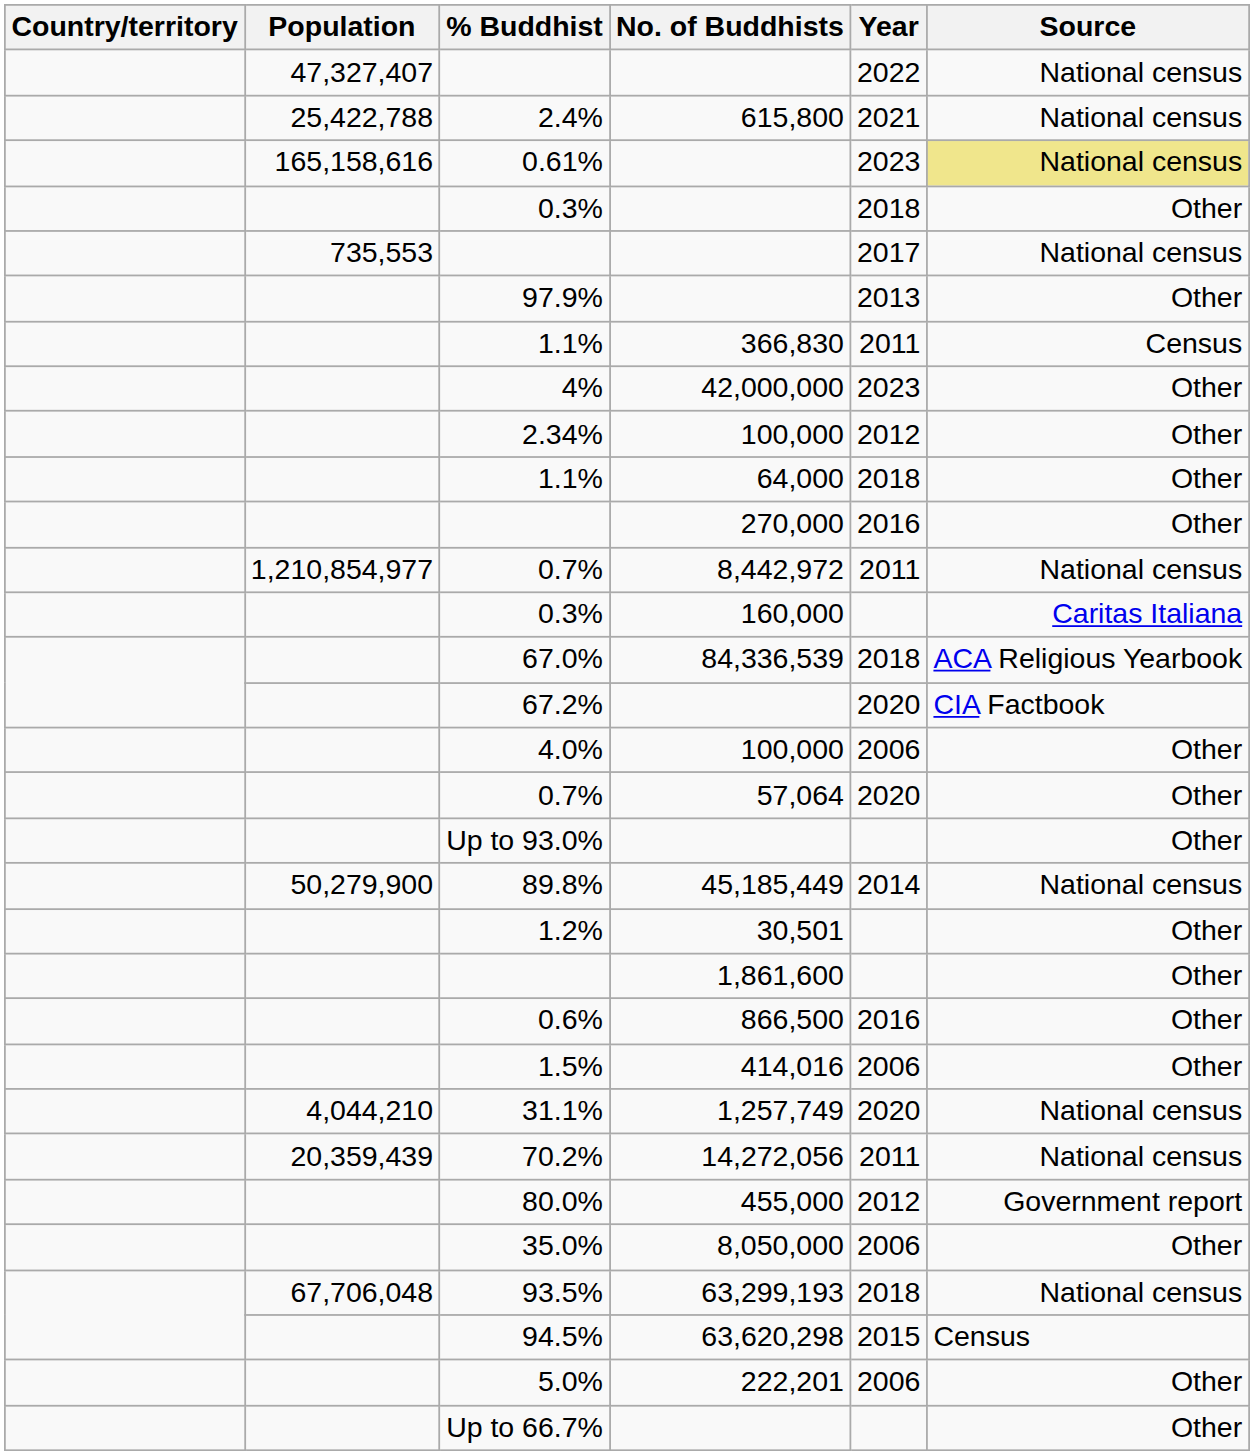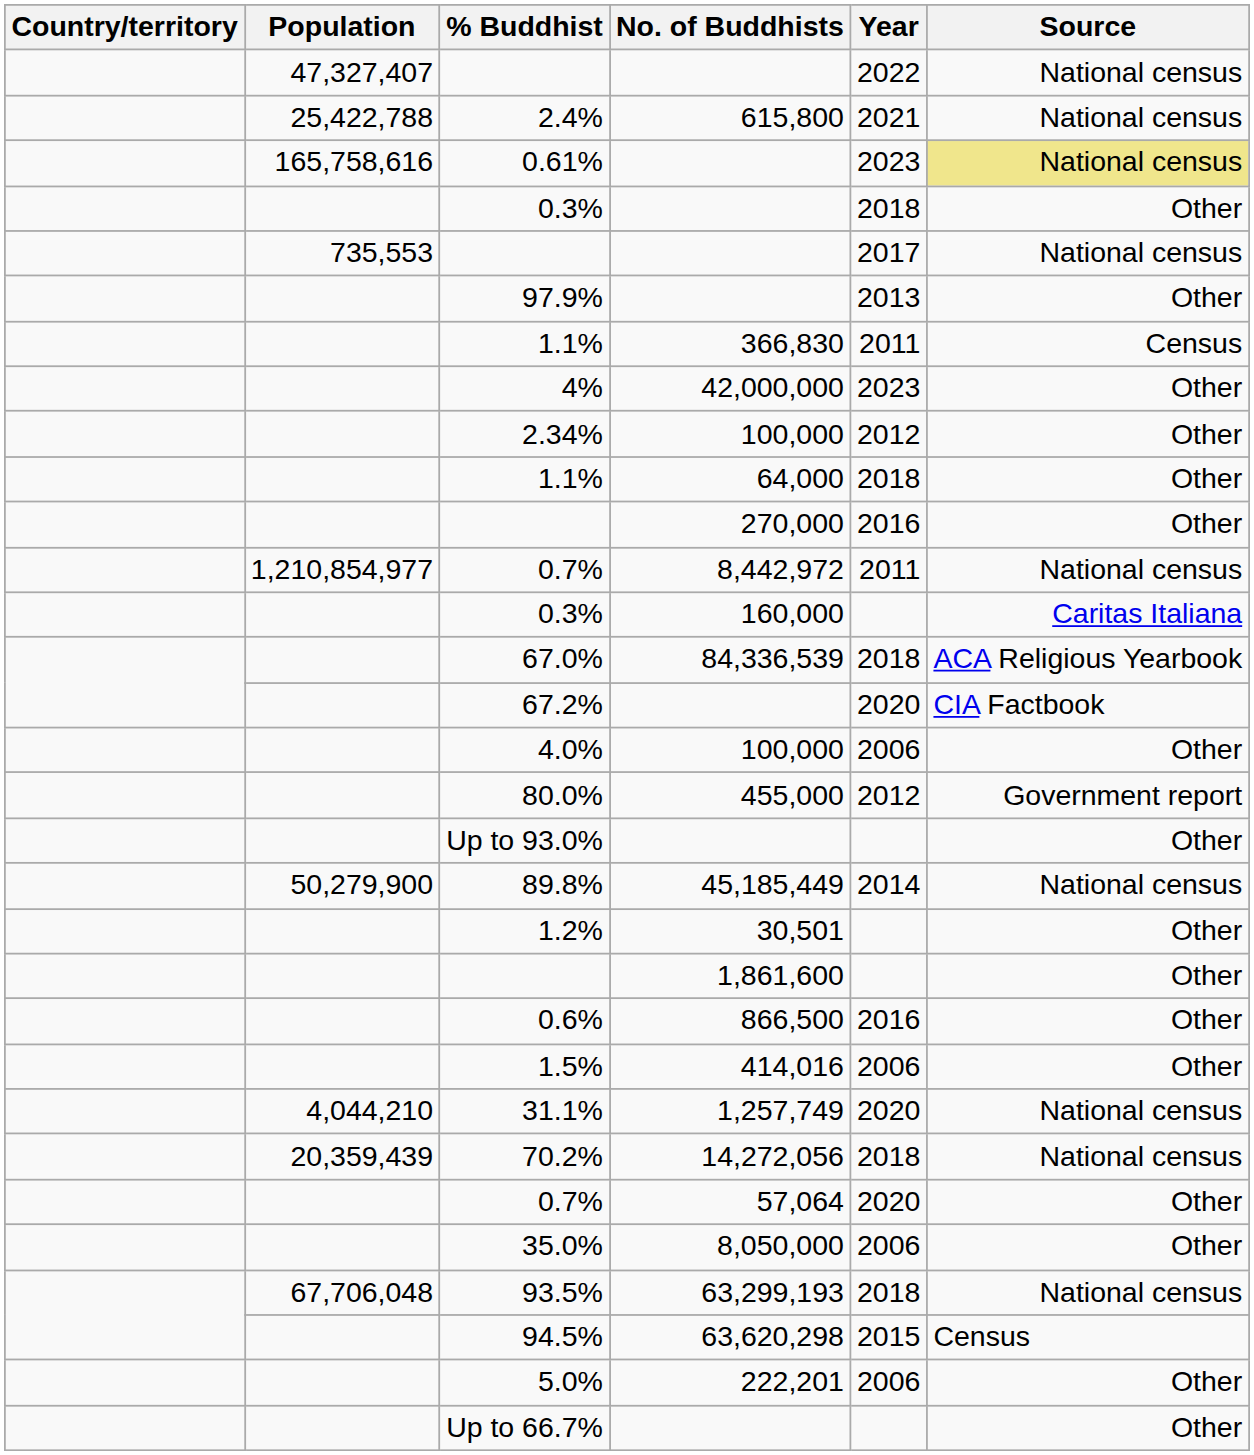(354, 162) 165,158,616 -> (354, 162) 165,758,616
rows swapped: (563, 1201) <-> (570, 794)
(890, 1156) 2011 -> (889, 1156) 2018
